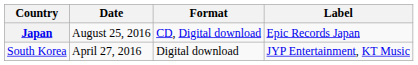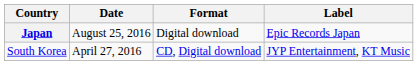(209, 32) CD, Digital download -> (197, 32) Digital download
(197, 51) Digital download -> (209, 51) CD, Digital download
